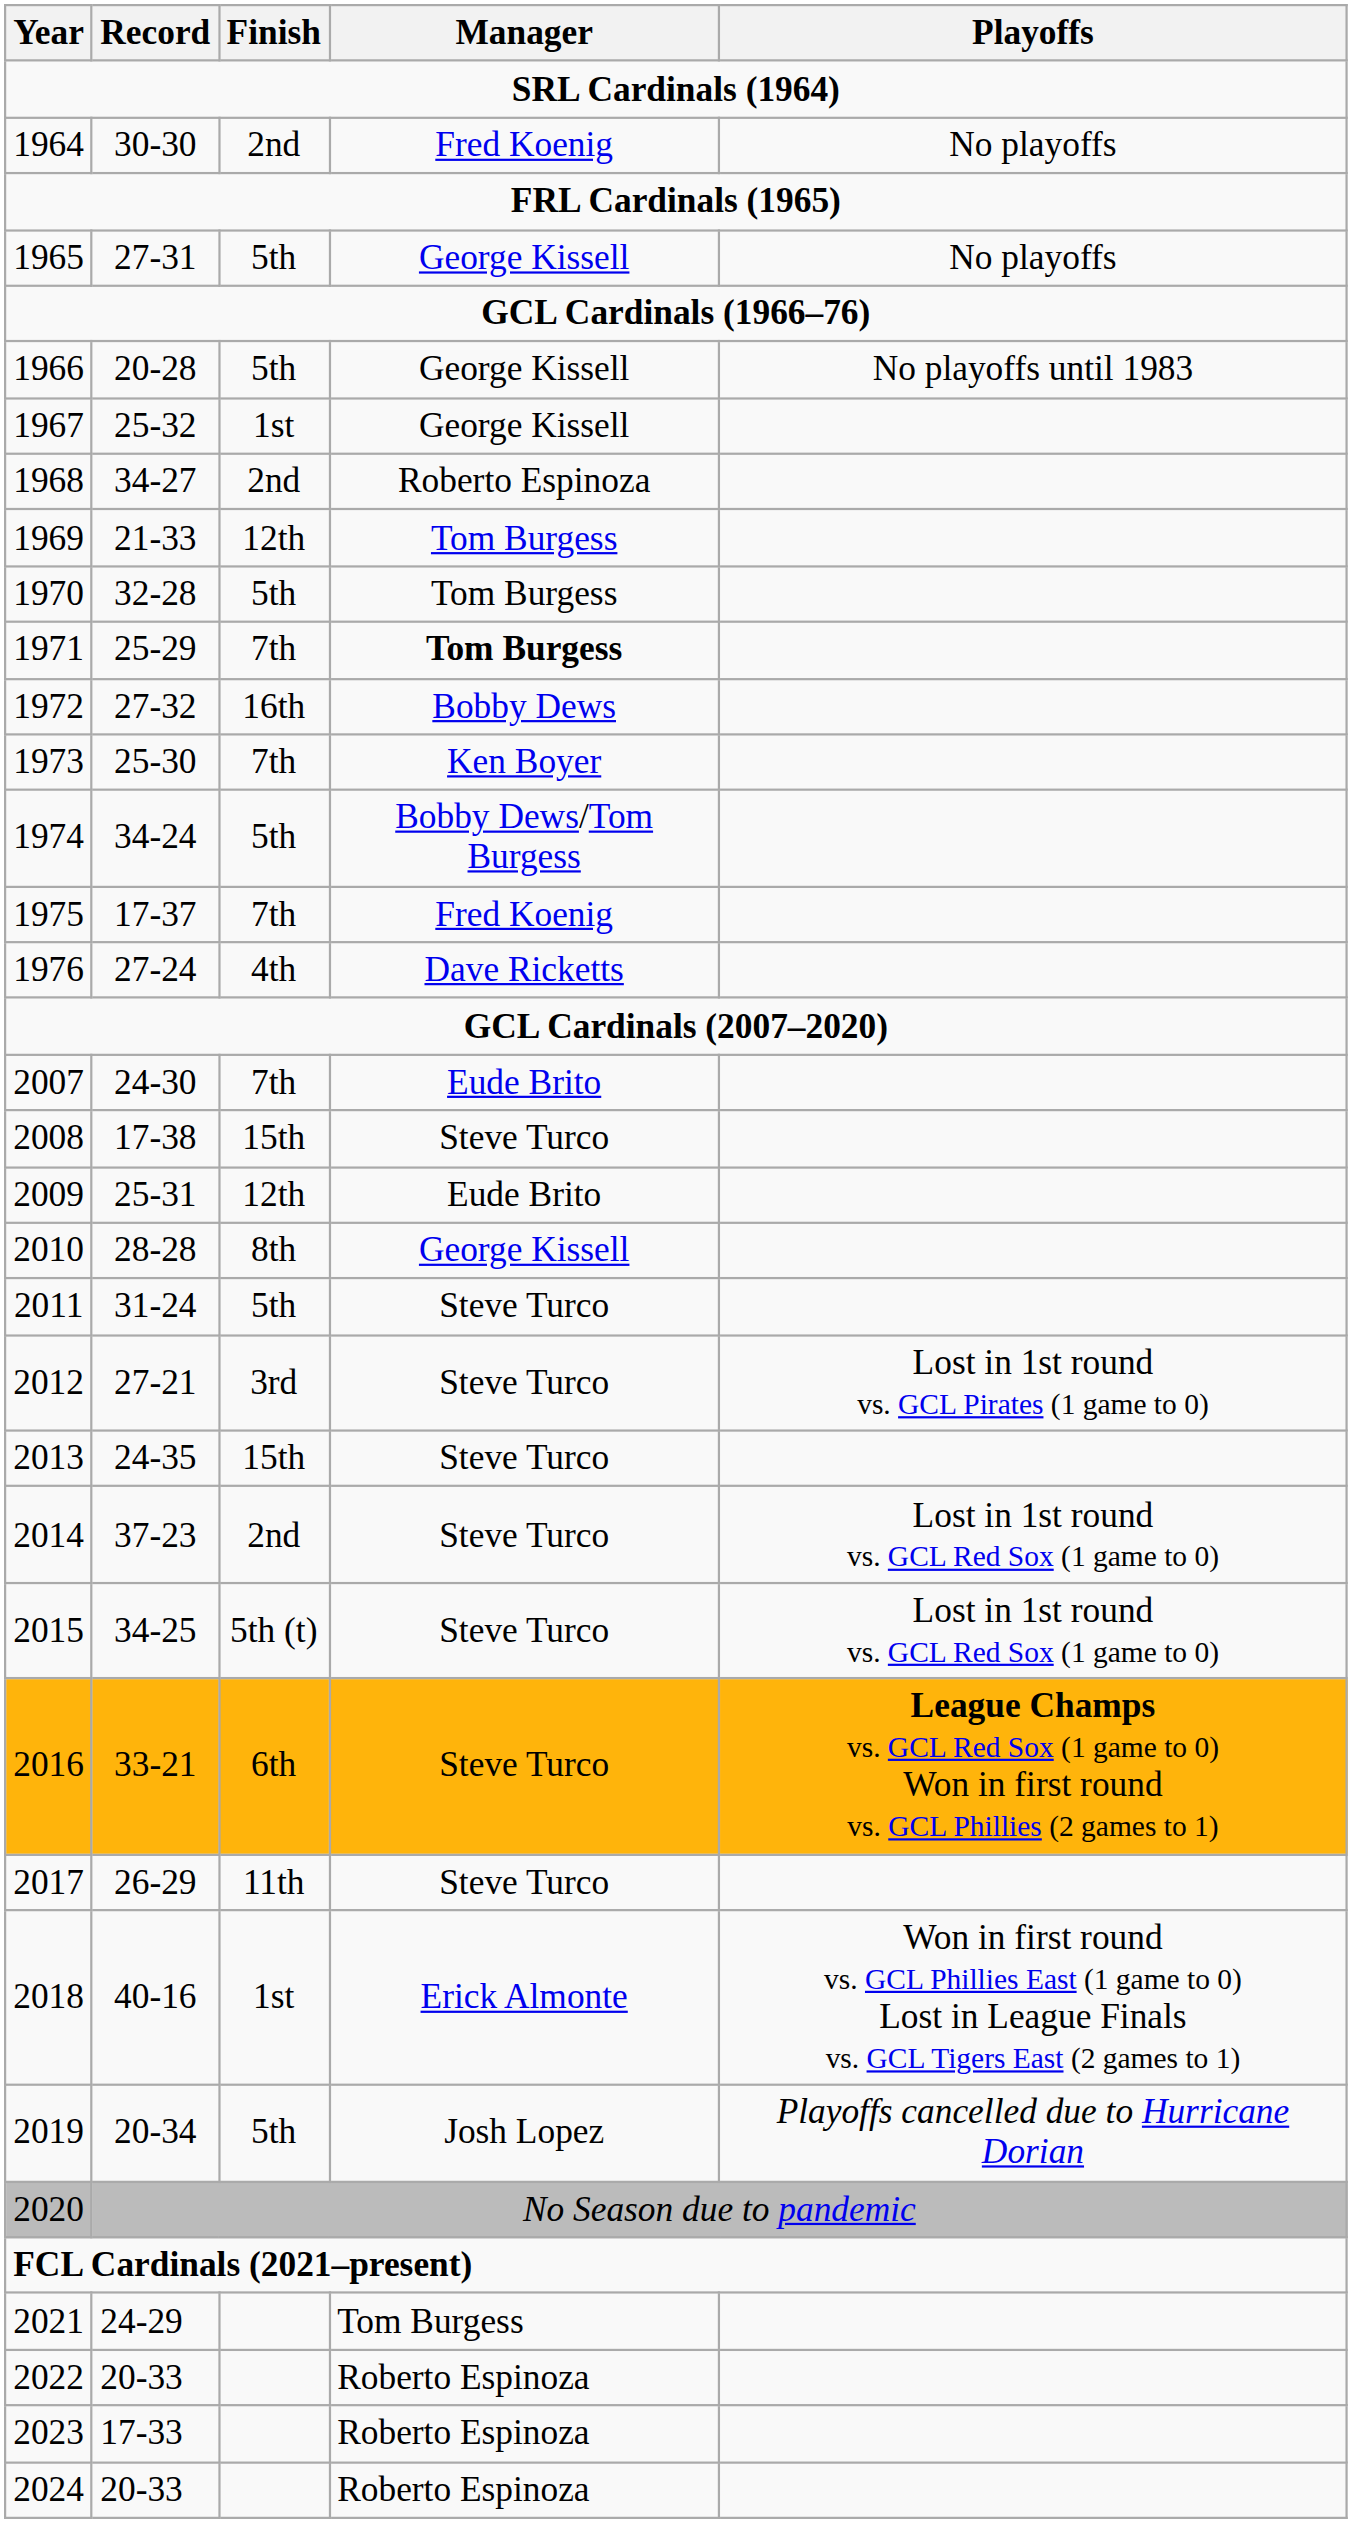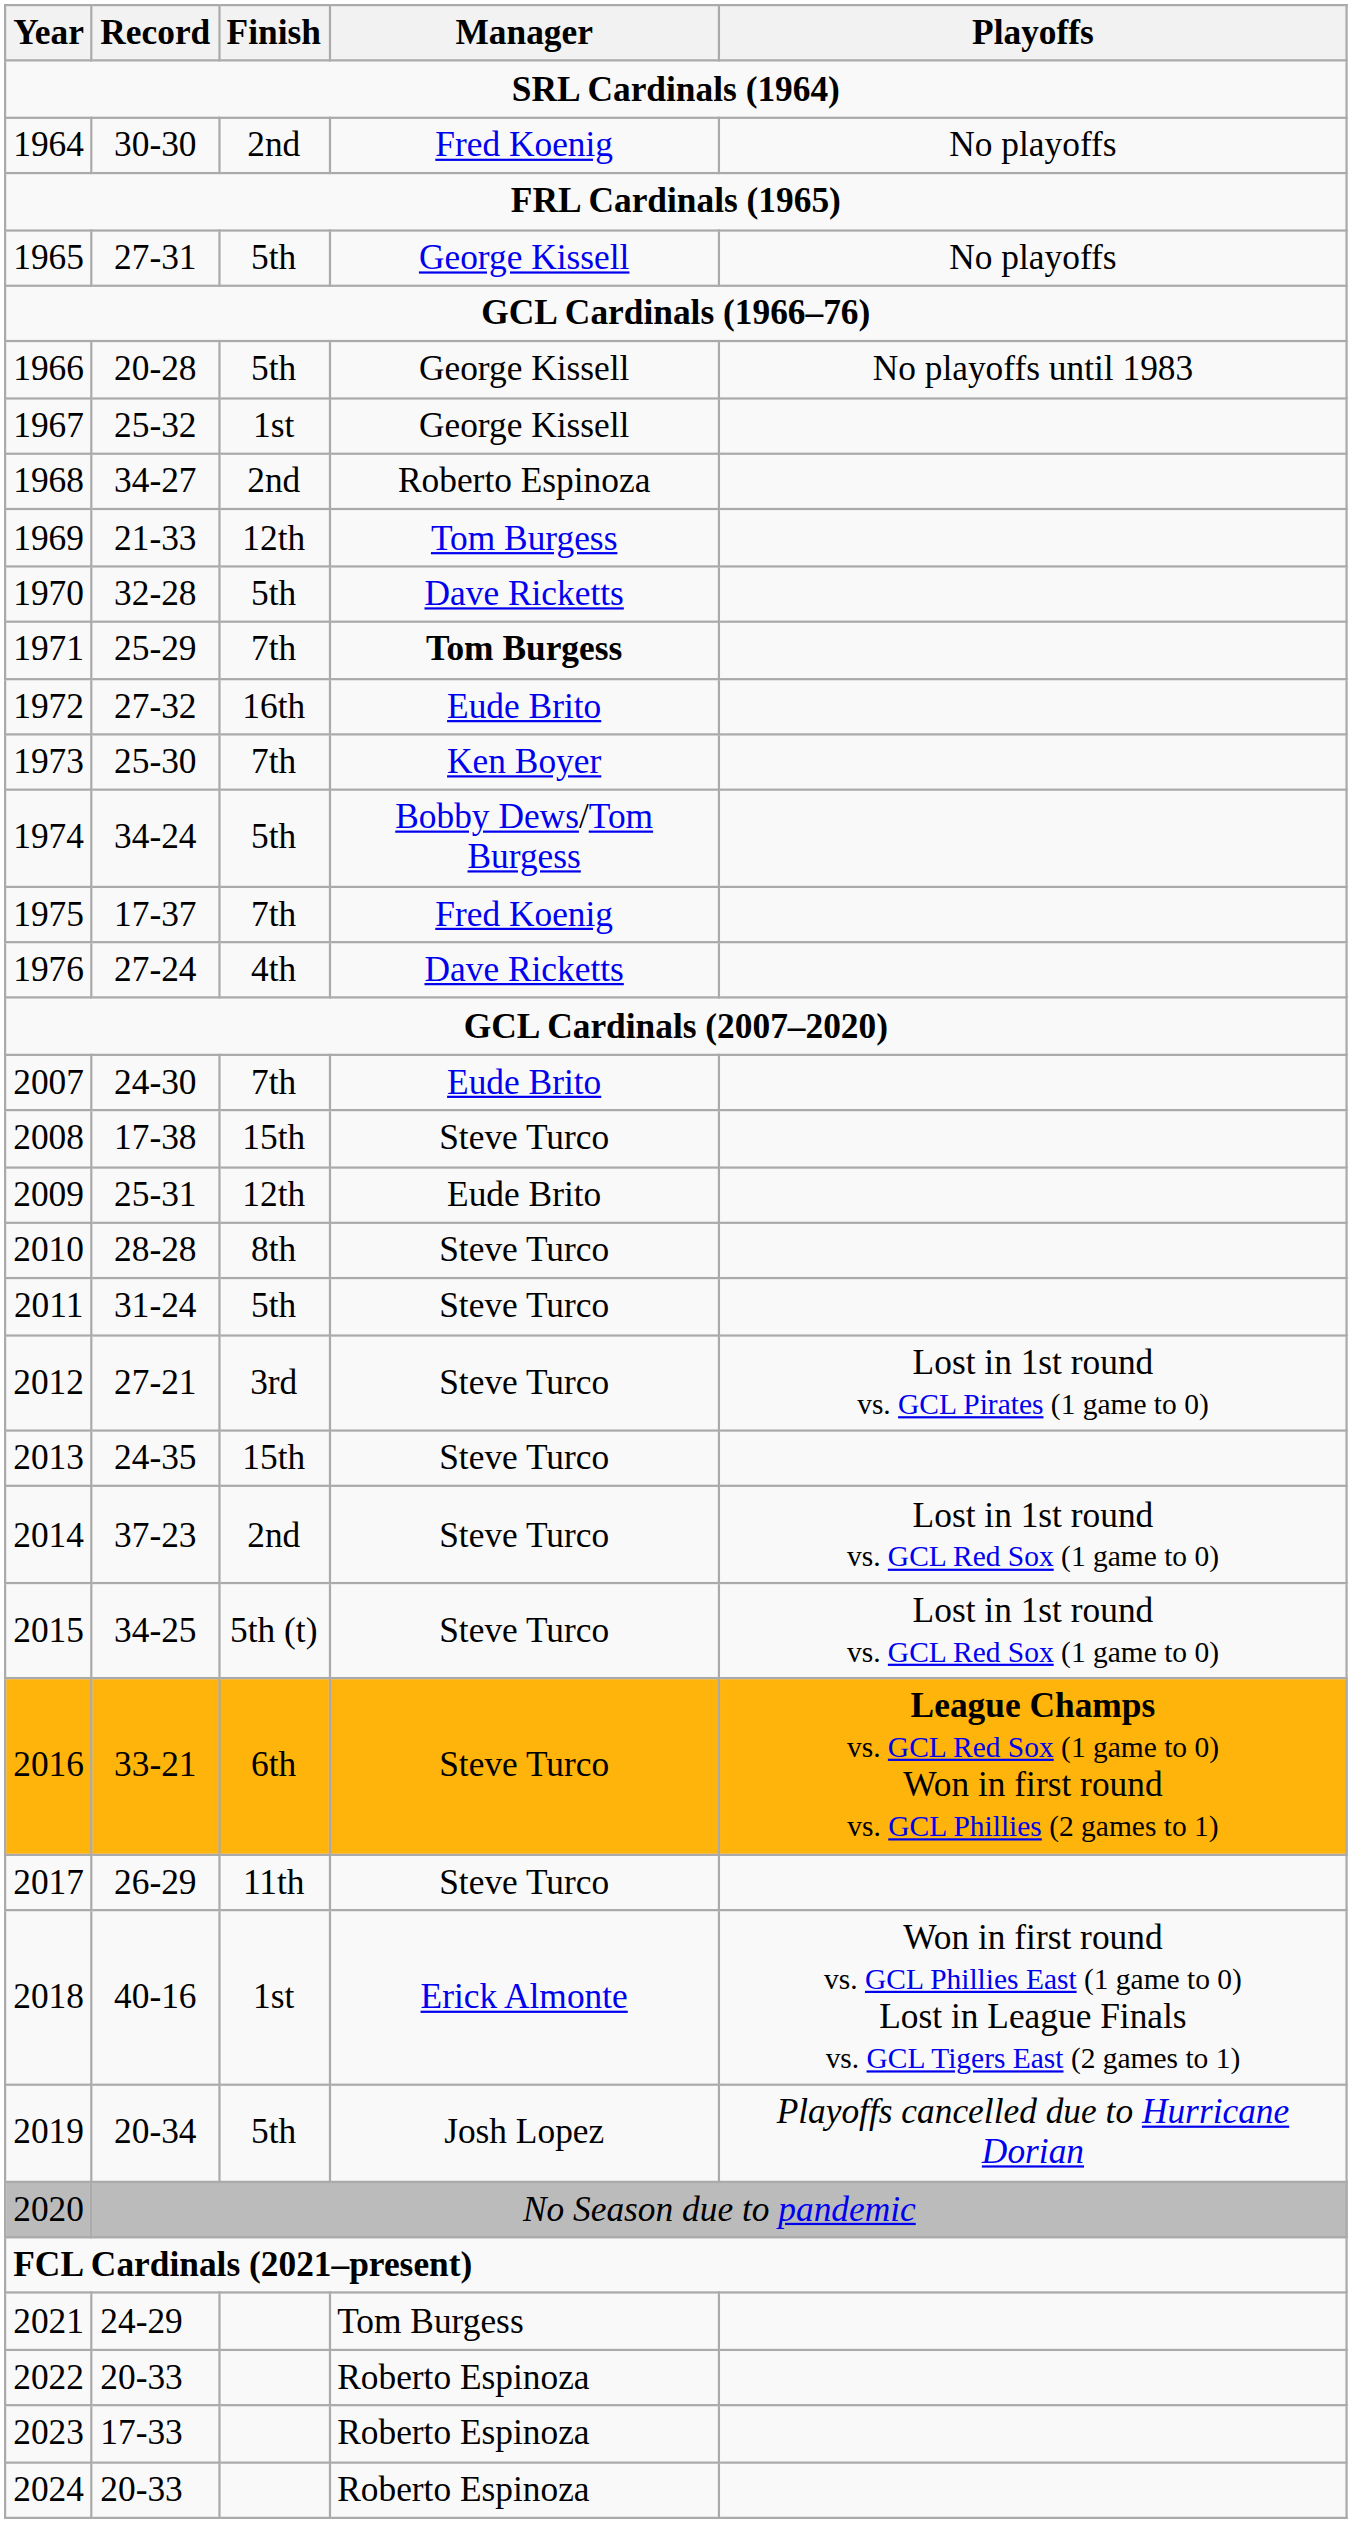(524, 593) Tom Burgess -> (524, 593) Dave Ricketts
(524, 705) Bobby Dews -> (524, 705) Eude Brito
(524, 1249) George Kissell -> (524, 1249) Steve Turco
